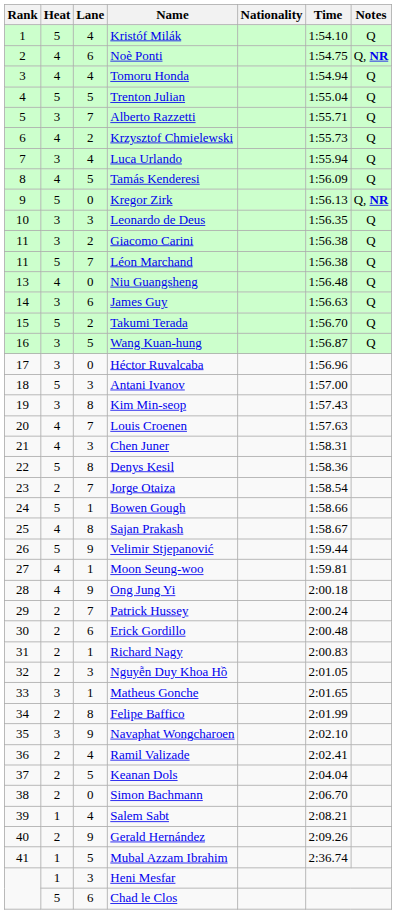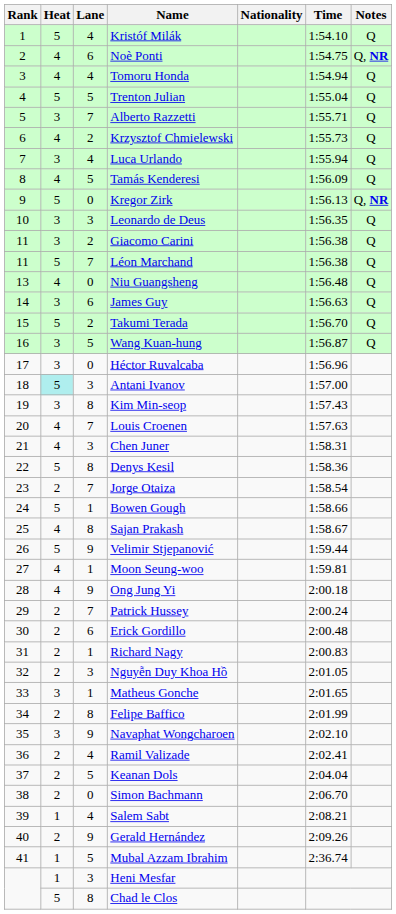(57, 384) no background -> (57, 384) paleturquoise background
(90, 898) 6 -> (90, 898) 8
